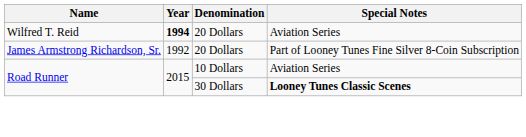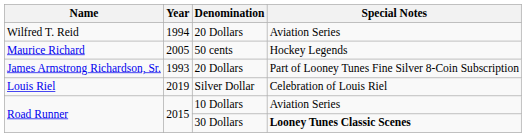(178, 31) bold -> (178, 31) normal
+ row: (46, 50)
(178, 50) 1992 -> (178, 68) 1993
+ row: (31, 86)
